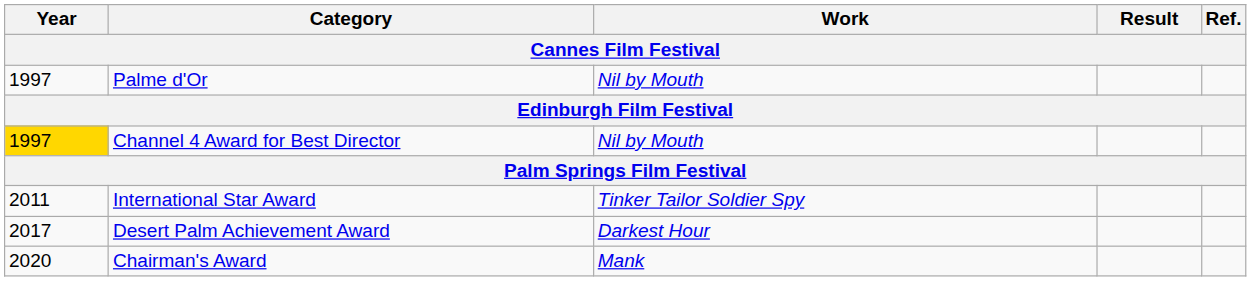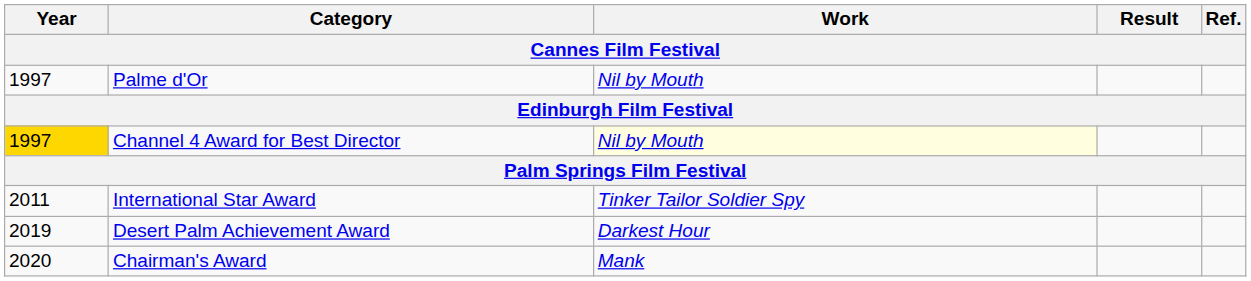(651, 140) no background -> (651, 140) lightyellow background
(30, 230) 2017 -> (30, 230) 2019
